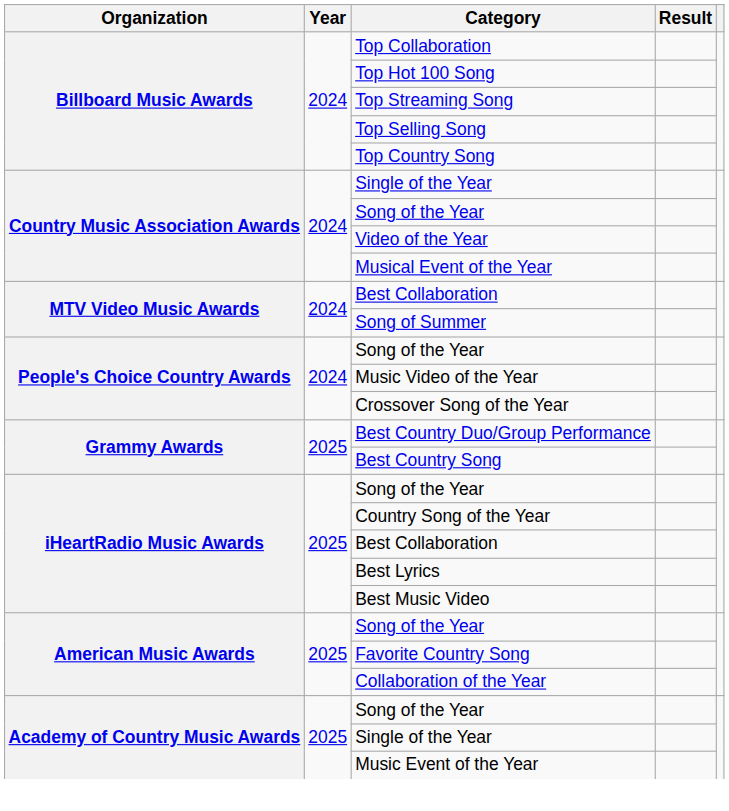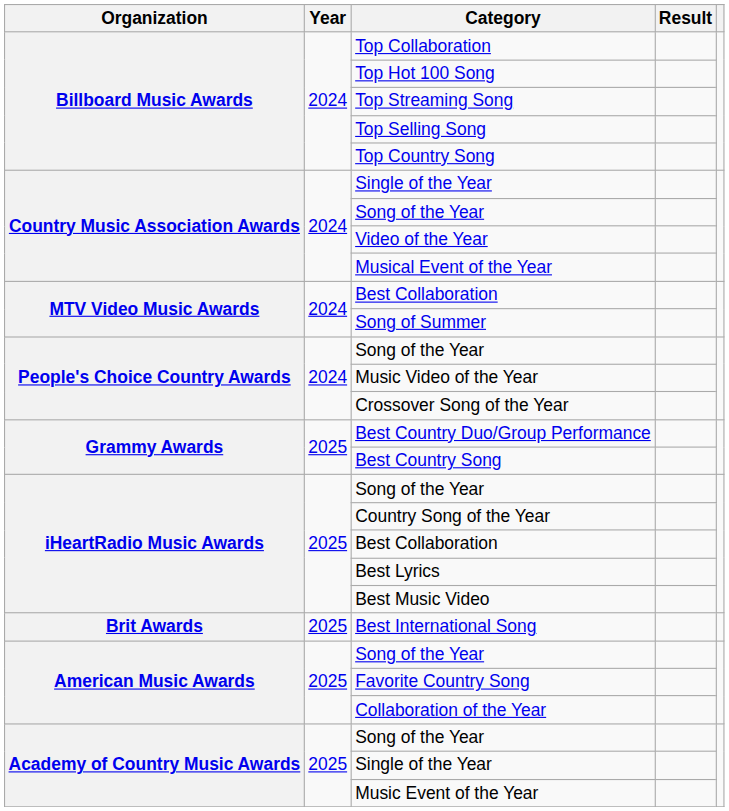+ row: (154, 626)
